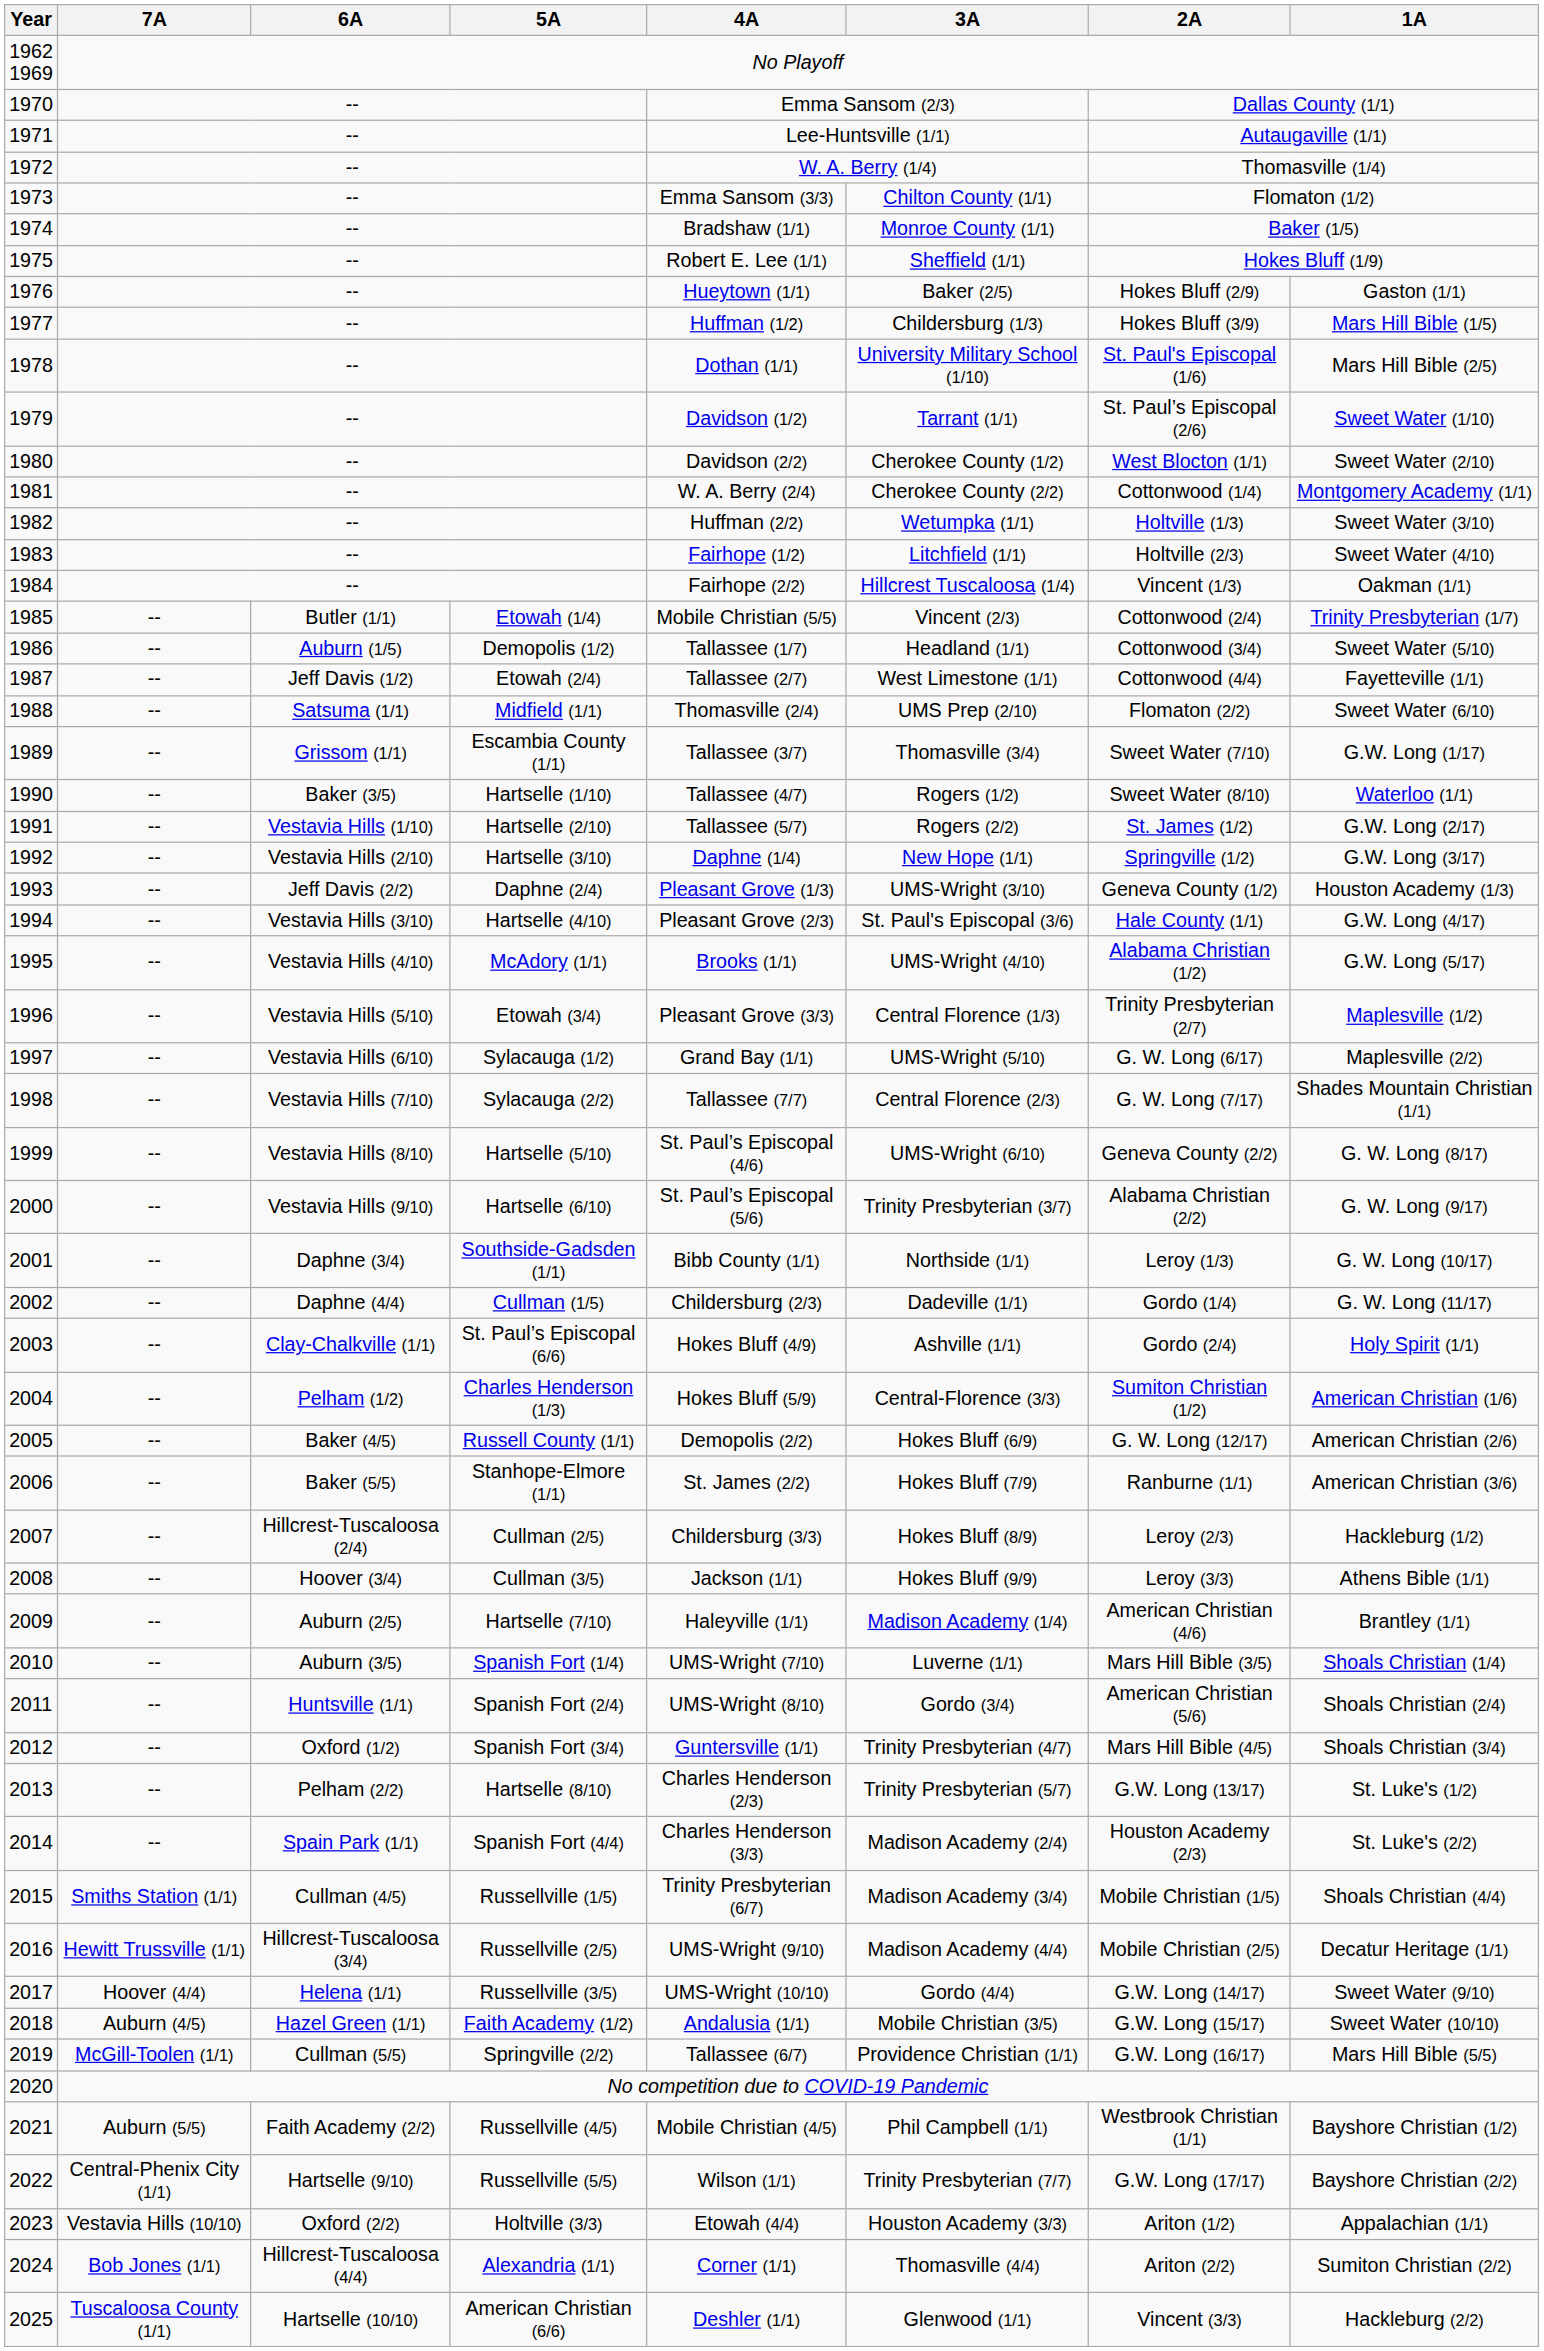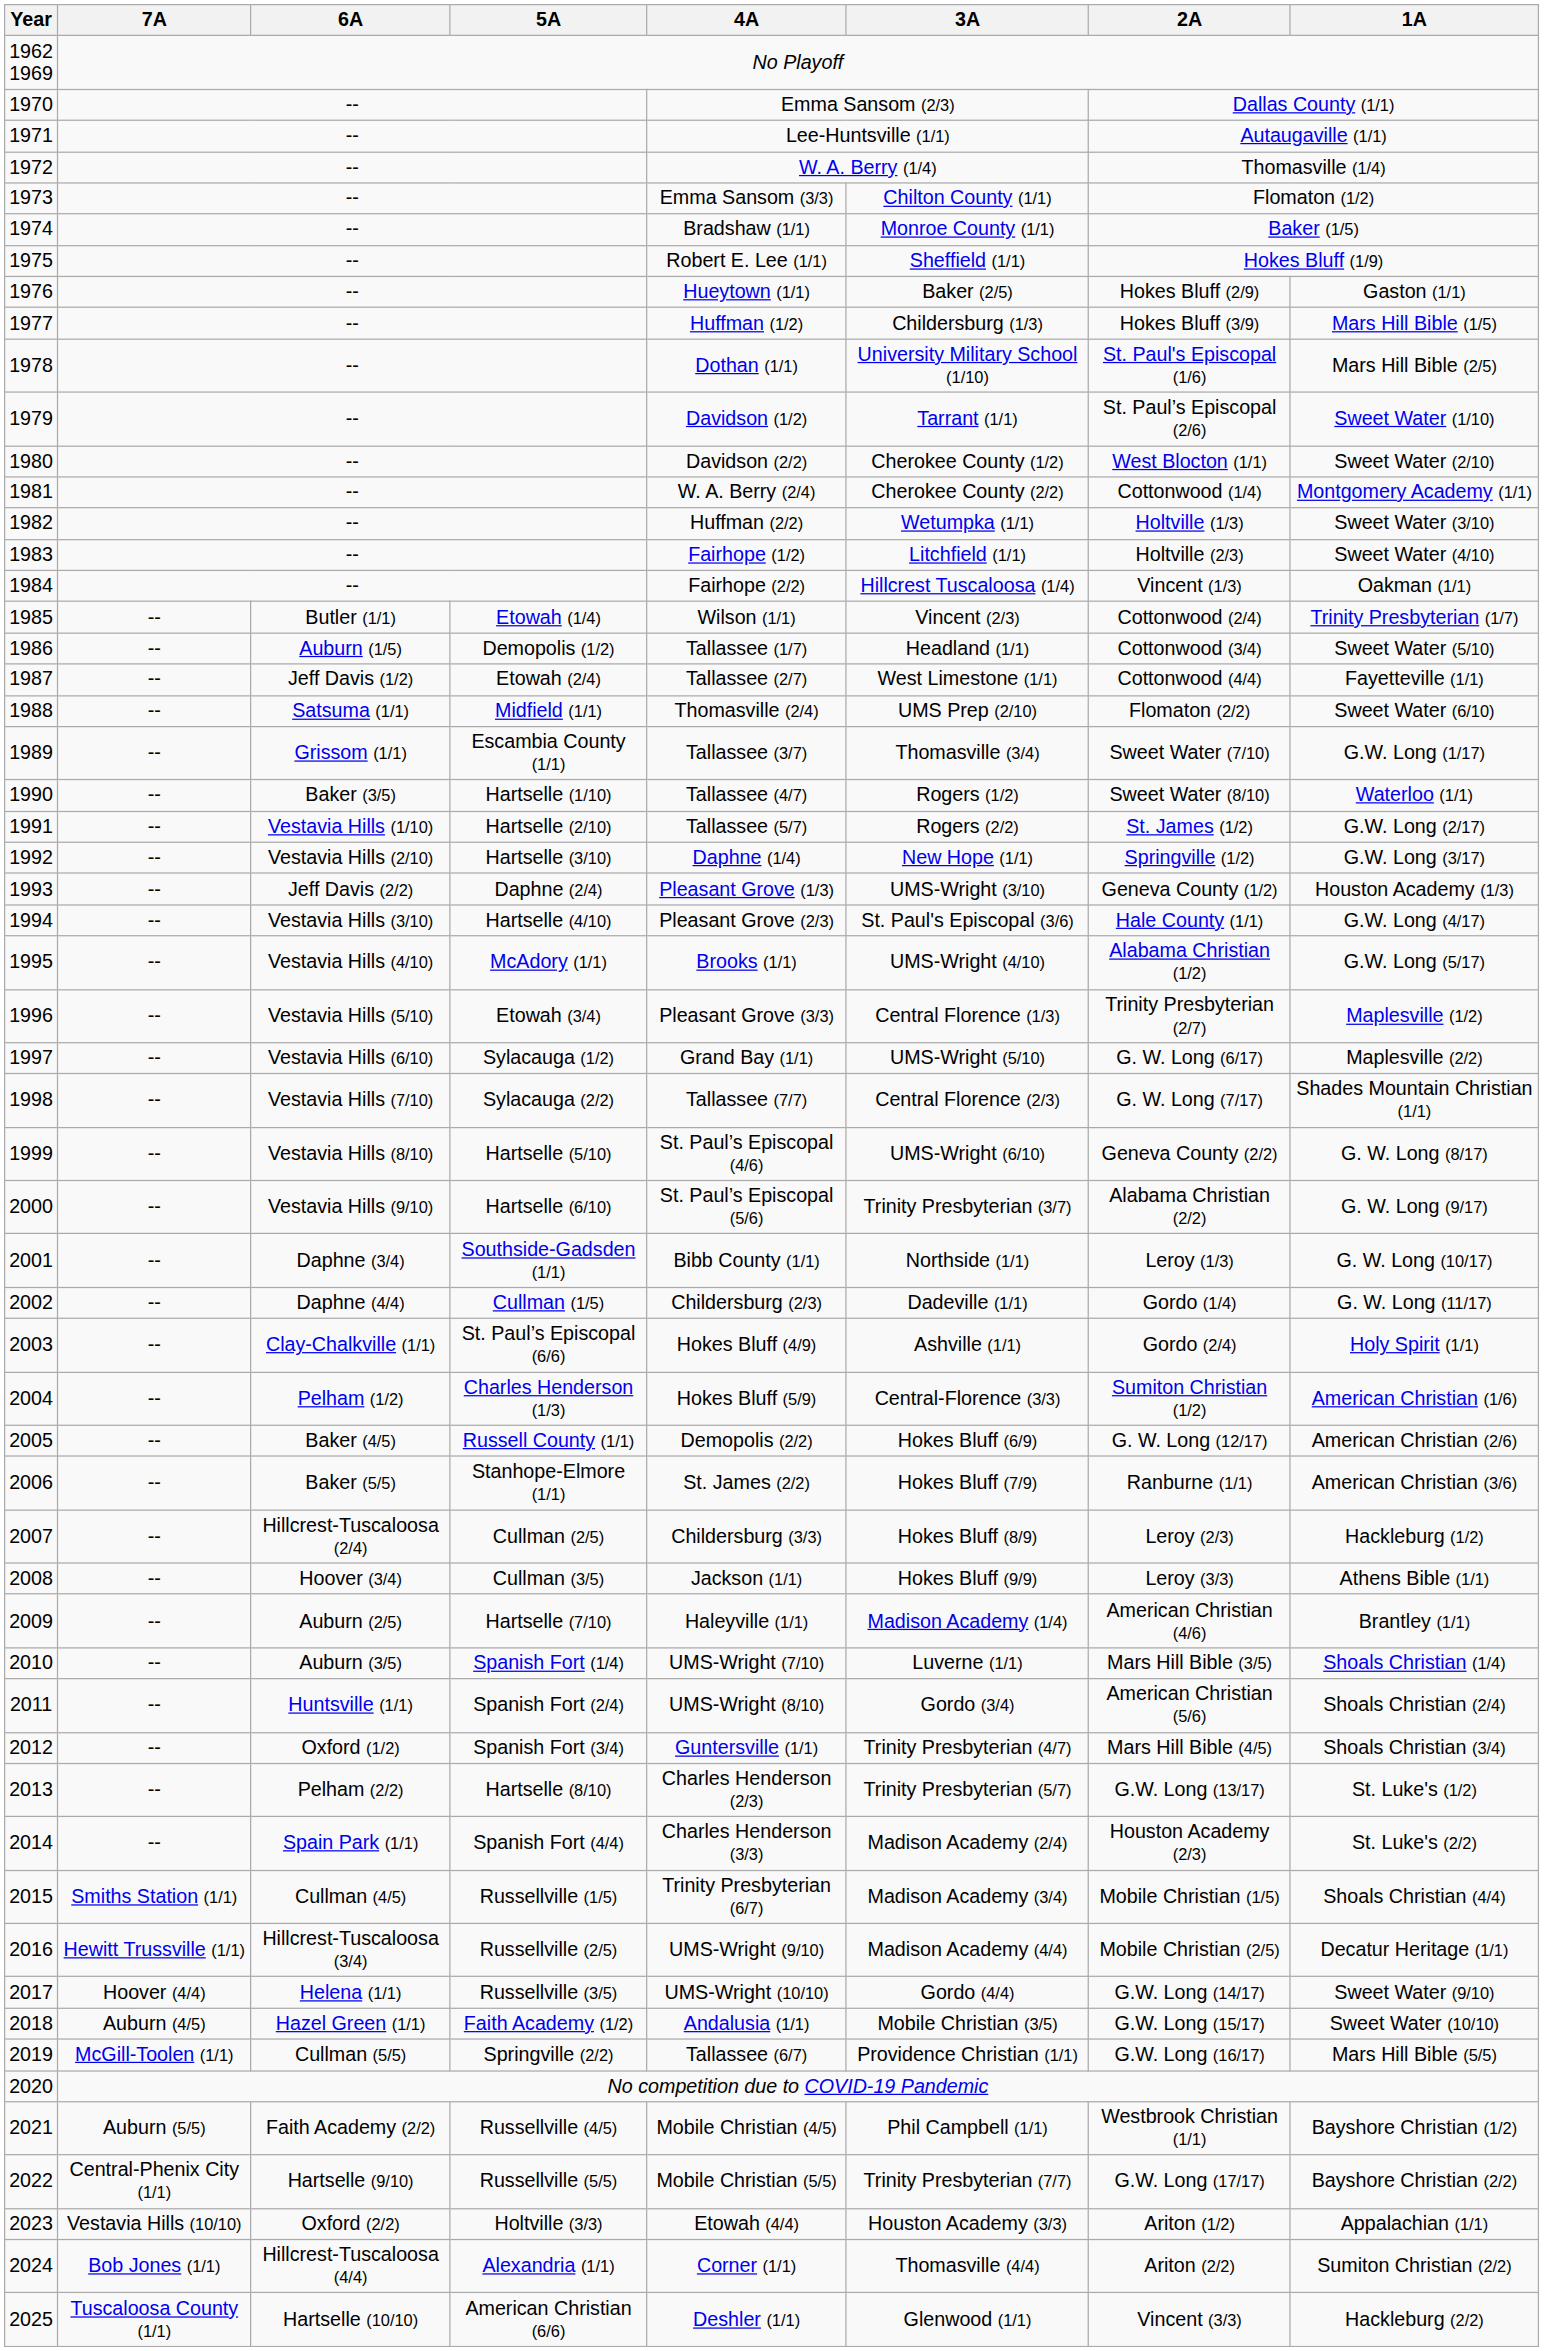(747, 617) Mobile Christian (5/5) -> (747, 617) Wilson (1/1)
(747, 2181) Wilson (1/1) -> (747, 2181) Mobile Christian (5/5)
